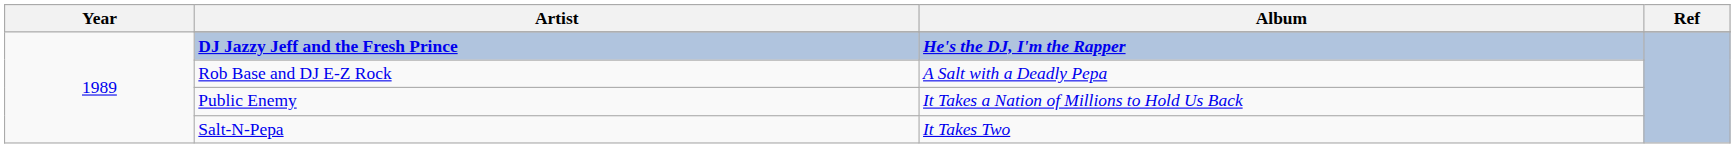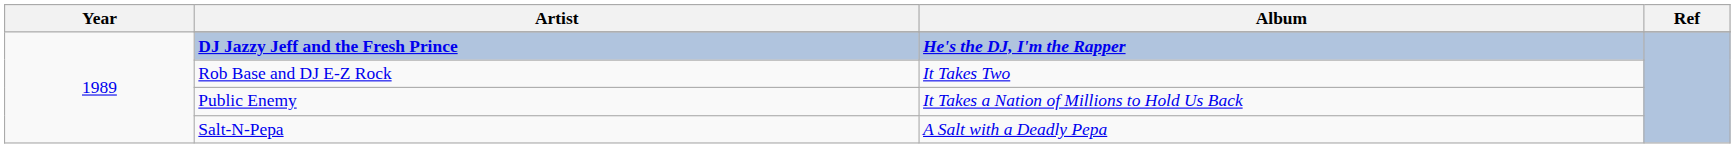(1015, 73) A Salt with a Deadly Pepa -> (967, 73) It Takes Two
(967, 128) It Takes Two -> (1015, 128) A Salt with a Deadly Pepa
